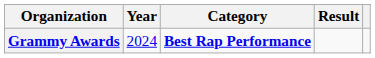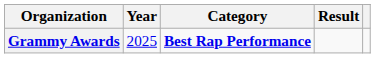(142, 40) 2024 -> (142, 40) 2025
